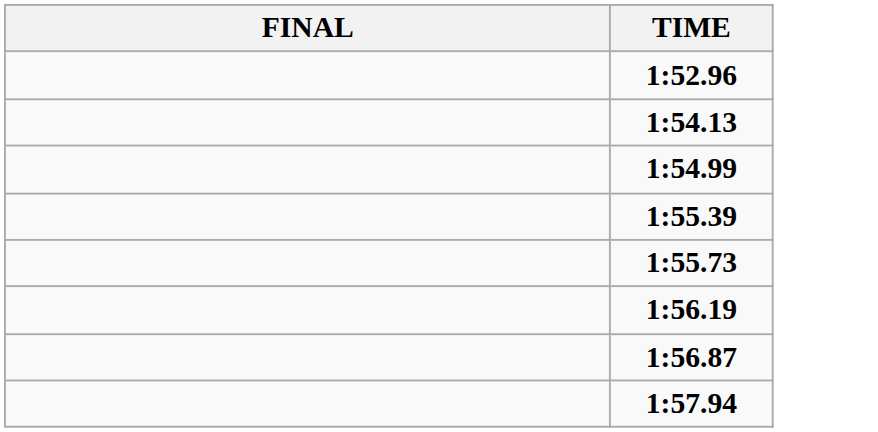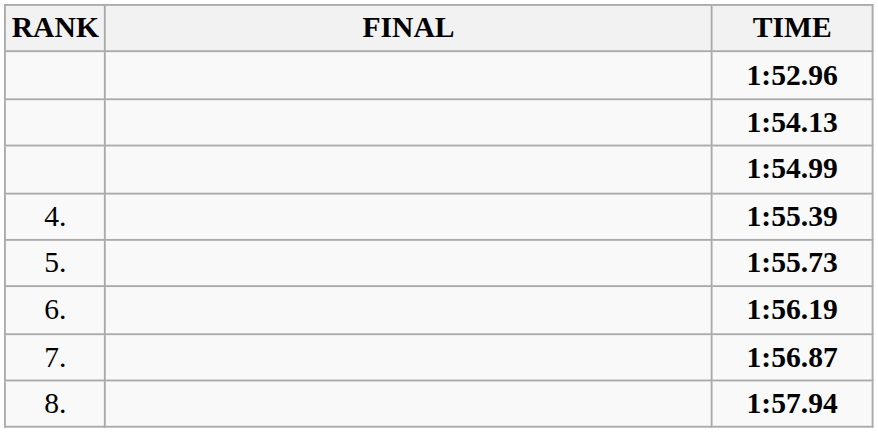+ column: (55, 27)
